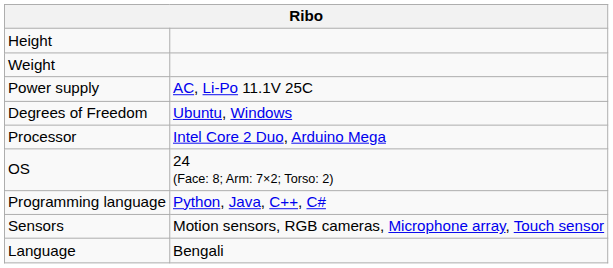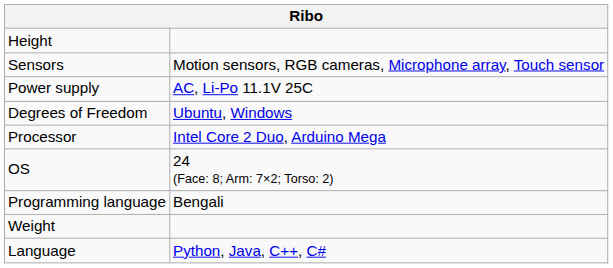rows swapped: (31, 64) <-> (36, 226)
(249, 202) Python, Java, C++, C# -> (198, 202) Bengali
(198, 250) Bengali -> (249, 250) Python, Java, C++, C#
